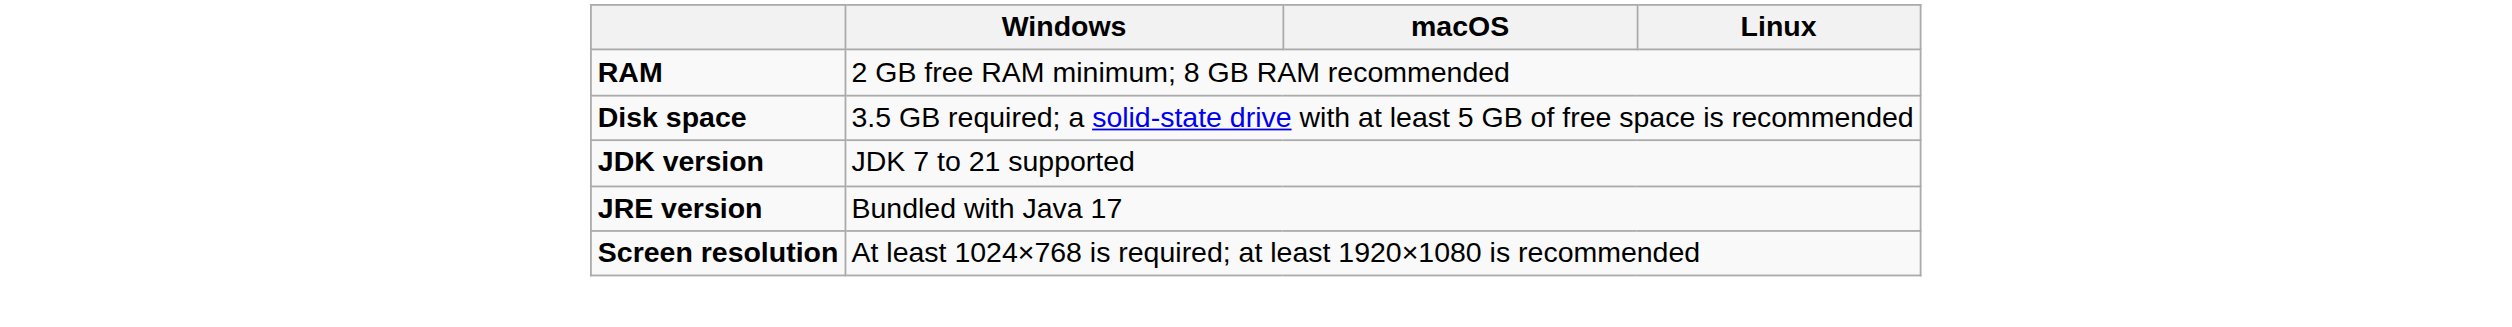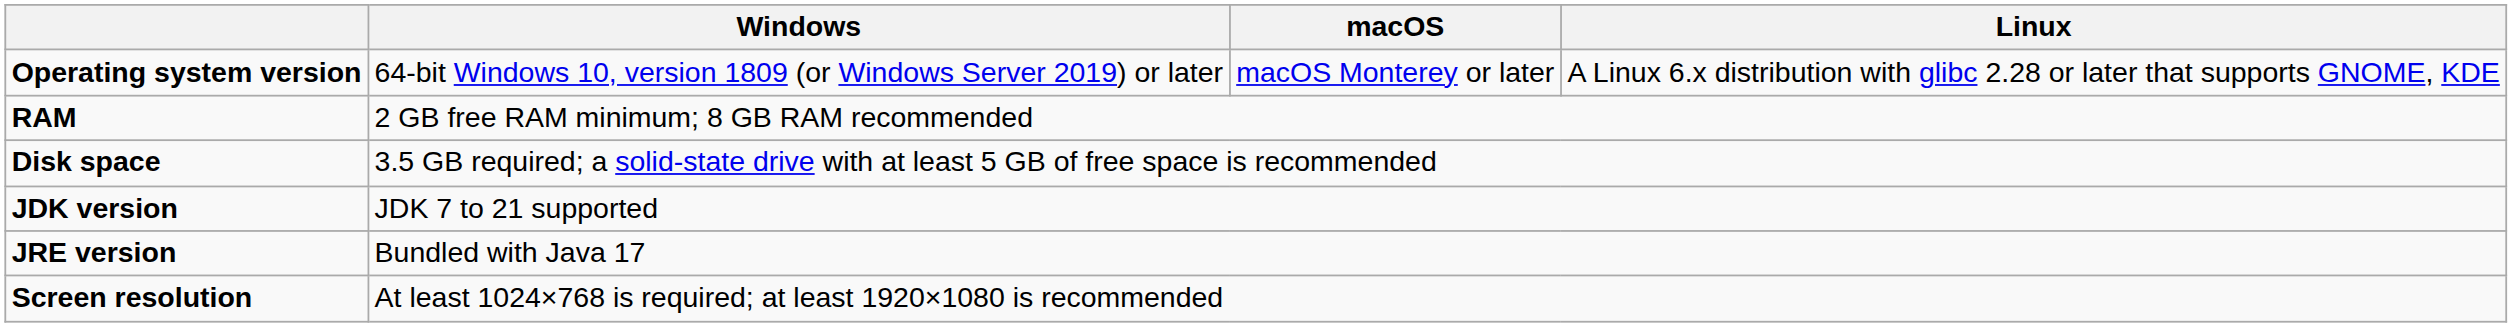+ row: (187, 72)
